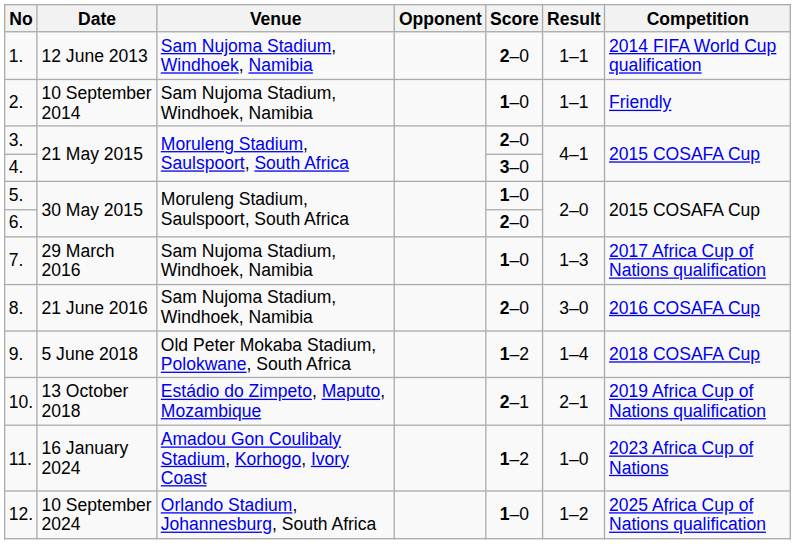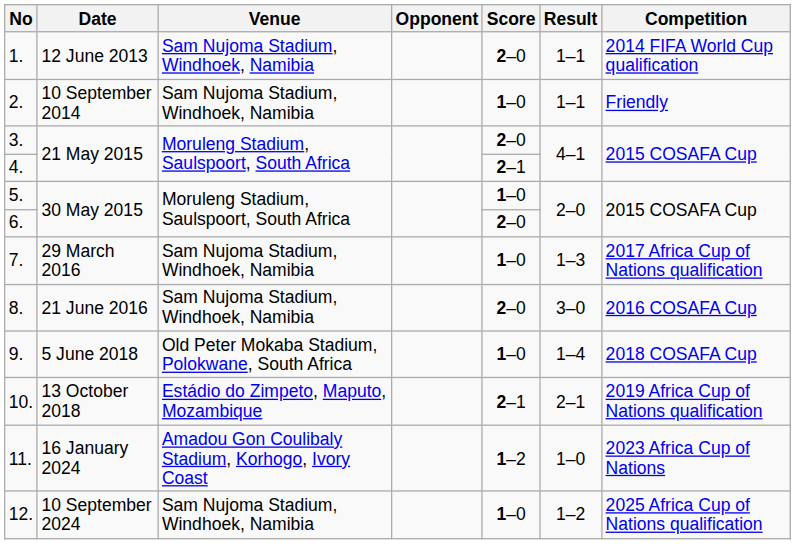(514, 167) 3–0 -> (511, 167) 2–1
(514, 354) 1–2 -> (511, 354) 1–0
(269, 514) Orlando Stadium, Johannesburg, South Africa -> (250, 514) Sam Nujoma Stadium, Windhoek, Namibia
